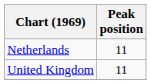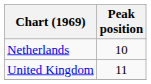(121, 49) 11 -> (121, 49) 10
